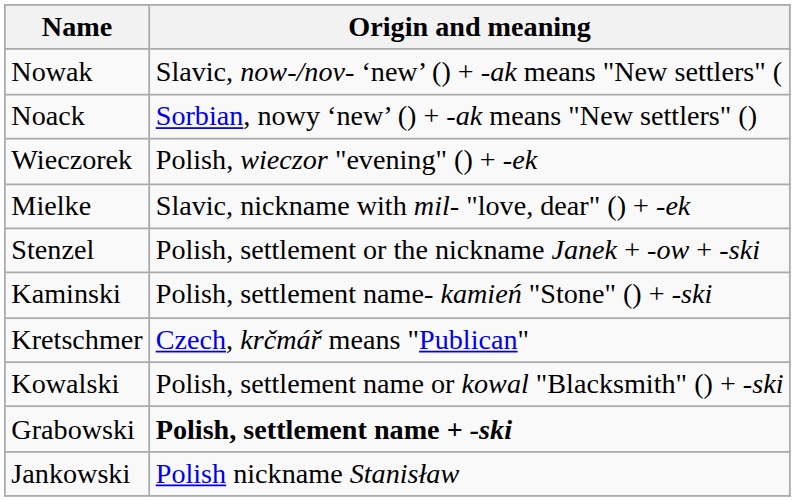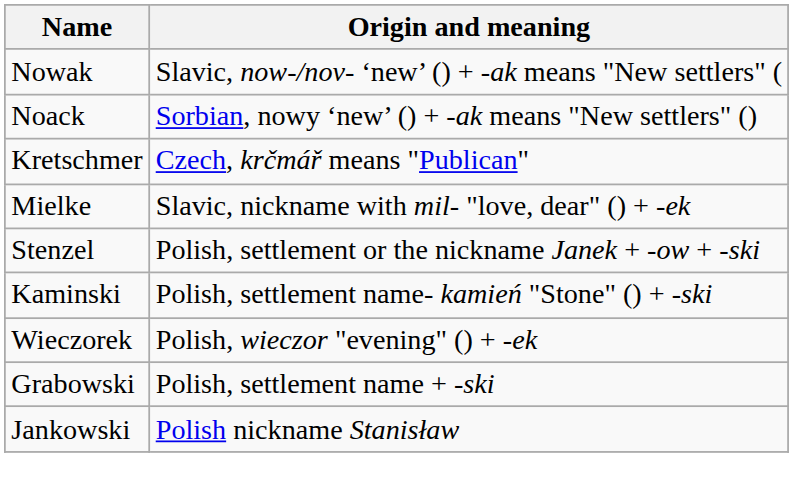rows swapped: (77, 339) <-> (72, 160)
- row: (65, 384)
(334, 428) bold -> (325, 384) normal
